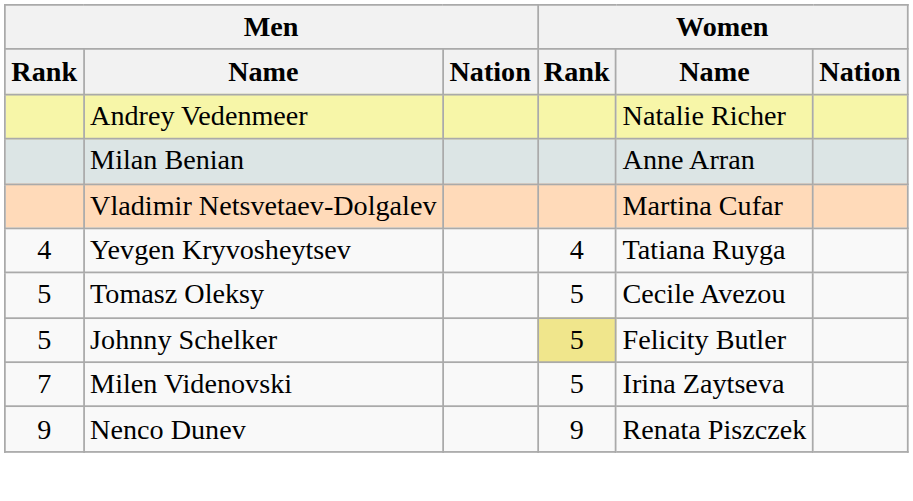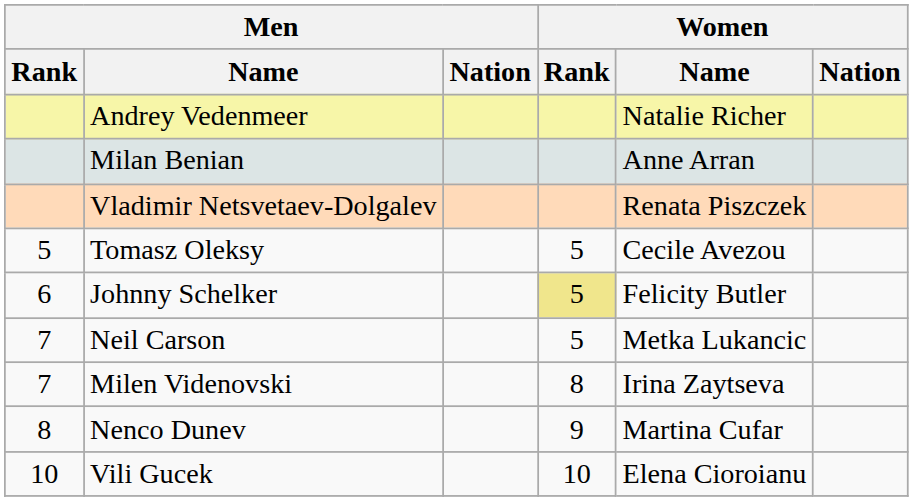(703, 205) Martina Cufar -> (714, 205) Renata Piszczek
- row: (220, 250)
(44, 339) 5 -> (44, 294) 6
+ row: (158, 339)
(577, 384) 5 -> (577, 384) 8
(44, 428) 9 -> (44, 428) 8
(714, 428) Renata Piszczek -> (703, 428) Martina Cufar
+ row: (151, 473)
